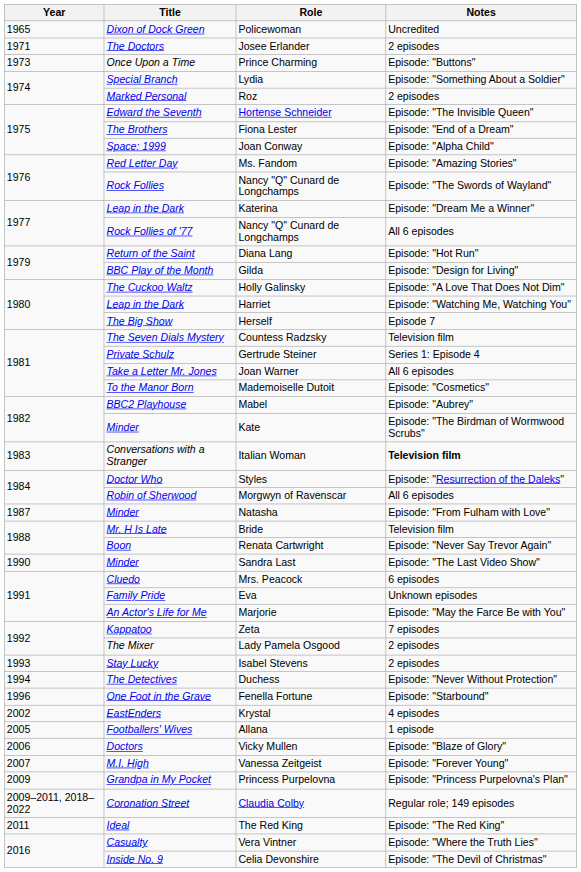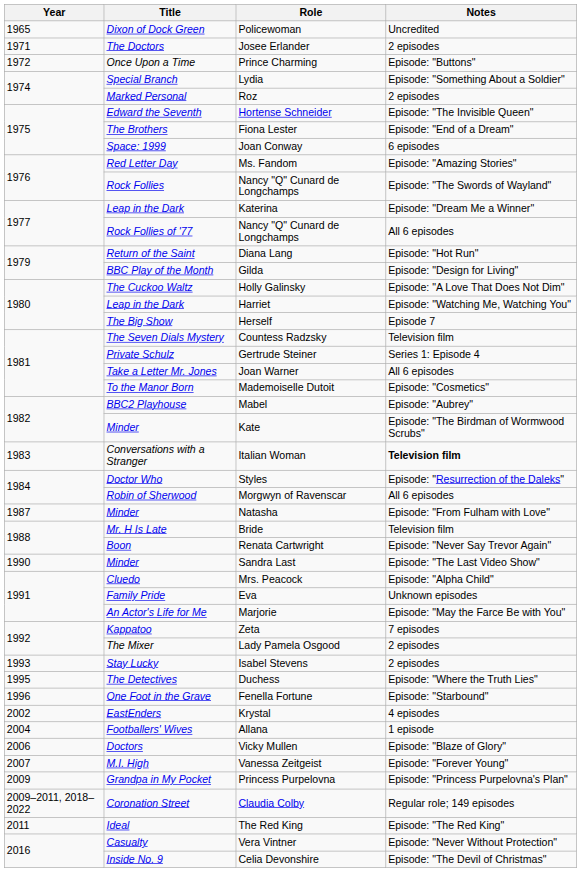(19, 63) 1973 -> (19, 63) 1972
(441, 146) Episode: "Alpha Child" -> (414, 146) 6 episodes
(414, 579) 6 episodes -> (441, 579) Episode: "Alpha Child"
(19, 680) 1994 -> (19, 680) 1995
(473, 680) Episode: "Never Without Protection" -> (463, 680) Episode: "Where the Truth Lies"
(19, 730) 2005 -> (19, 730) 2004
(463, 842) Episode: "Where the Truth Lies" -> (473, 842) Episode: "Never Without Protection"
